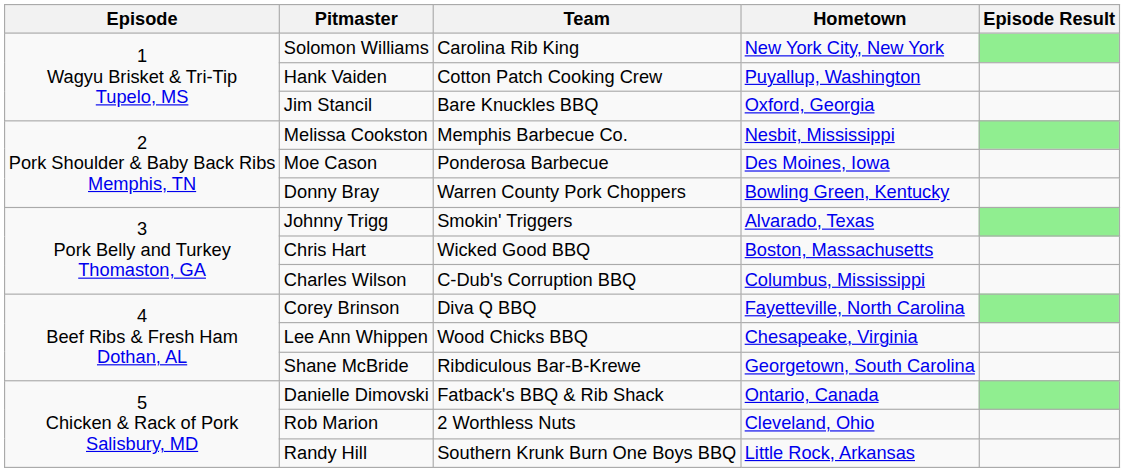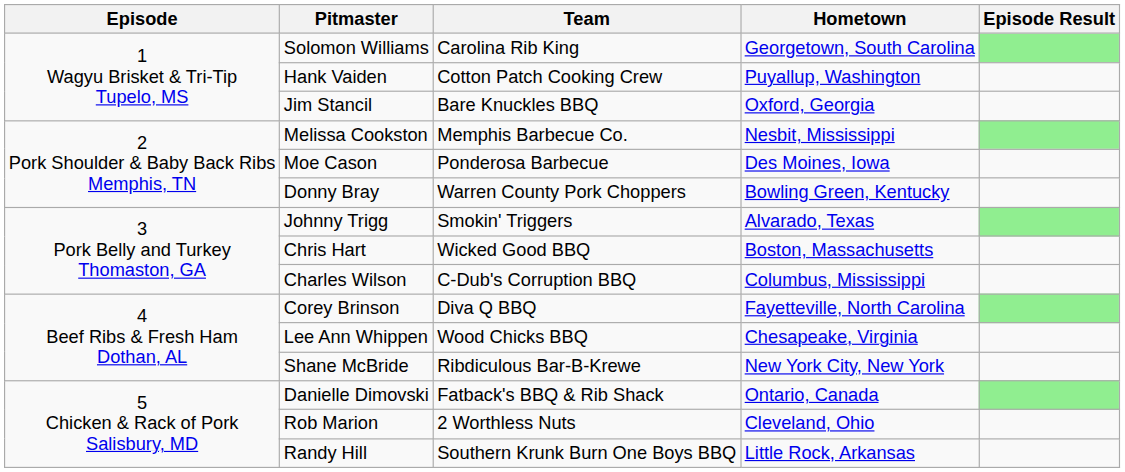(844, 47) New York City, New York -> (860, 47) Georgetown, South Carolina
(860, 366) Georgetown, South Carolina -> (844, 366) New York City, New York
